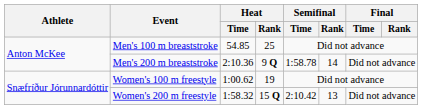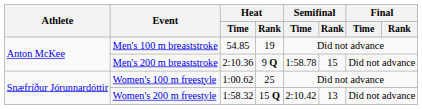(269, 46) 25 -> (269, 46) 19
(332, 62) 14 -> (332, 62) 15
(269, 79) 19 -> (269, 79) 25
